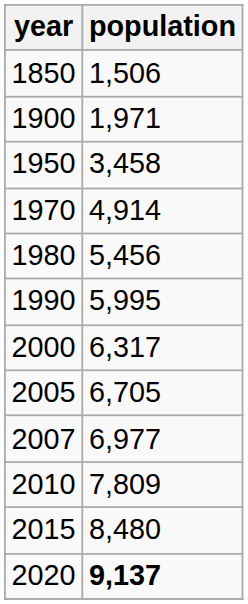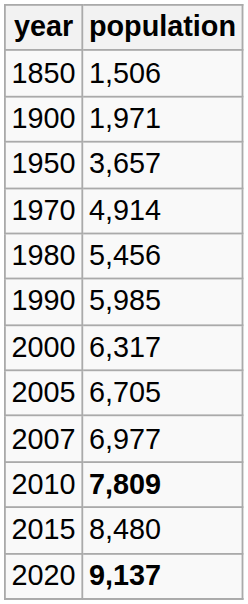(125, 164) 3,458 -> (125, 164) 3,657
(125, 301) 5,995 -> (125, 301) 5,985
(125, 484) normal -> (125, 484) bold
